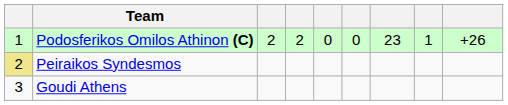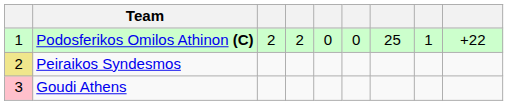(392, 40) 23 -> (392, 40) 25
(473, 40) +26 -> (473, 40) +22
(19, 87) no background -> (19, 87) pink background
